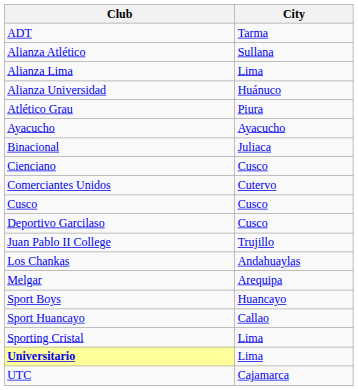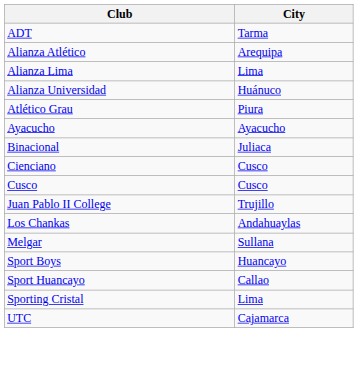(256, 52) Sullana -> (260, 52) Arequipa
- row: (59, 185)
- row: (56, 223)
(260, 280) Arequipa -> (256, 242) Sullana
- row: (41, 356)
